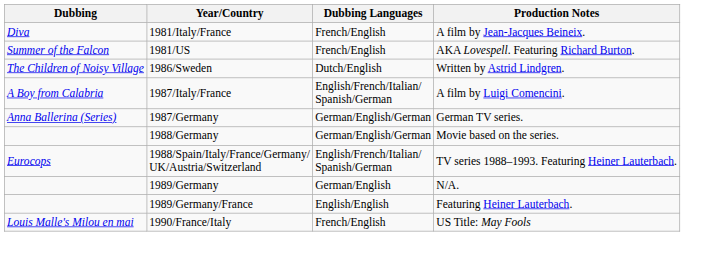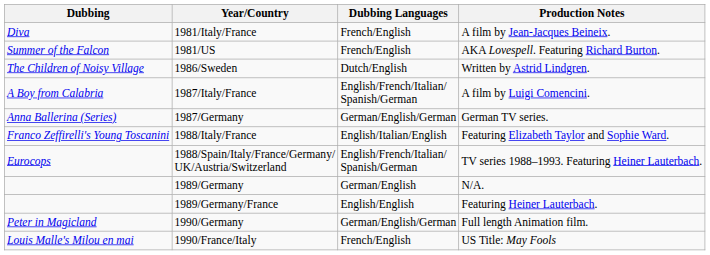- row: (184, 136)
+ row: (215, 136)
+ row: (209, 222)
